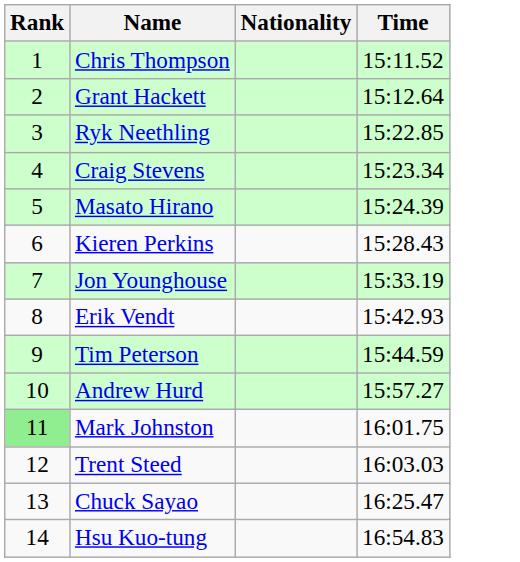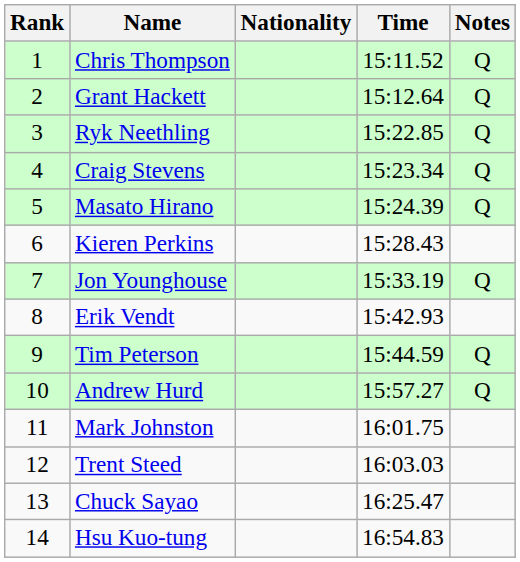+ column: (482, 22)
(37, 427) lightgreen background -> (37, 427) no background
